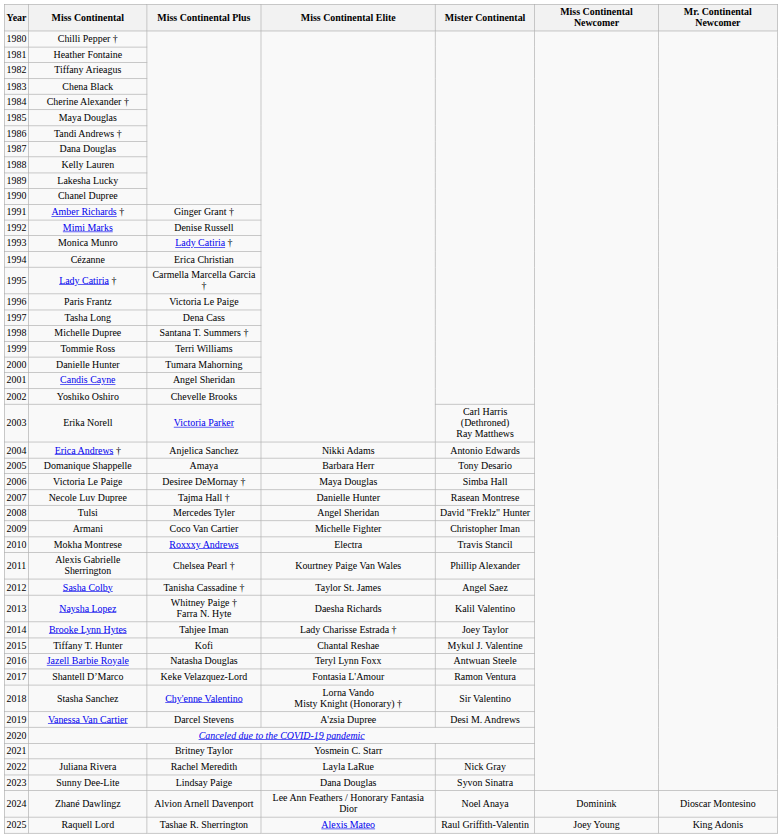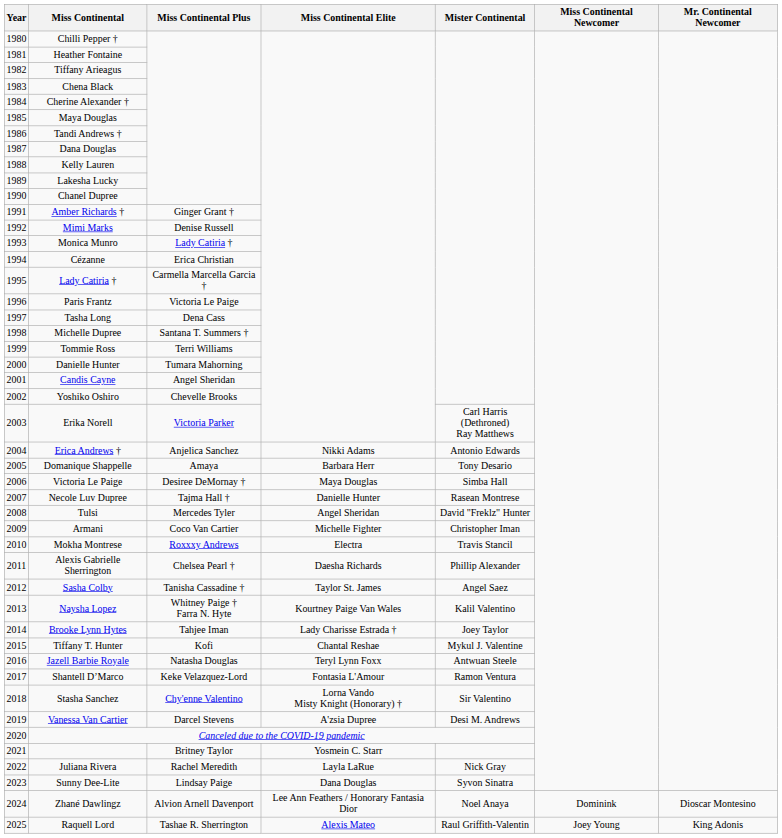(348, 566) Kourtney Paige Van Wales -> (348, 566) Daesha Richards
(348, 608) Daesha Richards -> (348, 608) Kourtney Paige Van Wales
